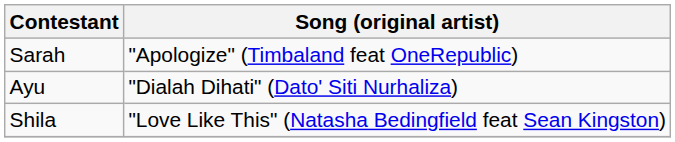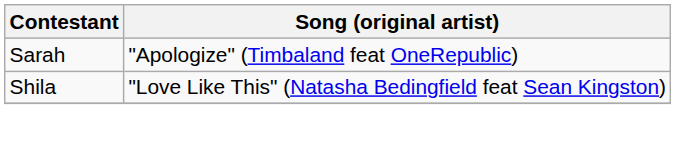- row: (27, 88)
